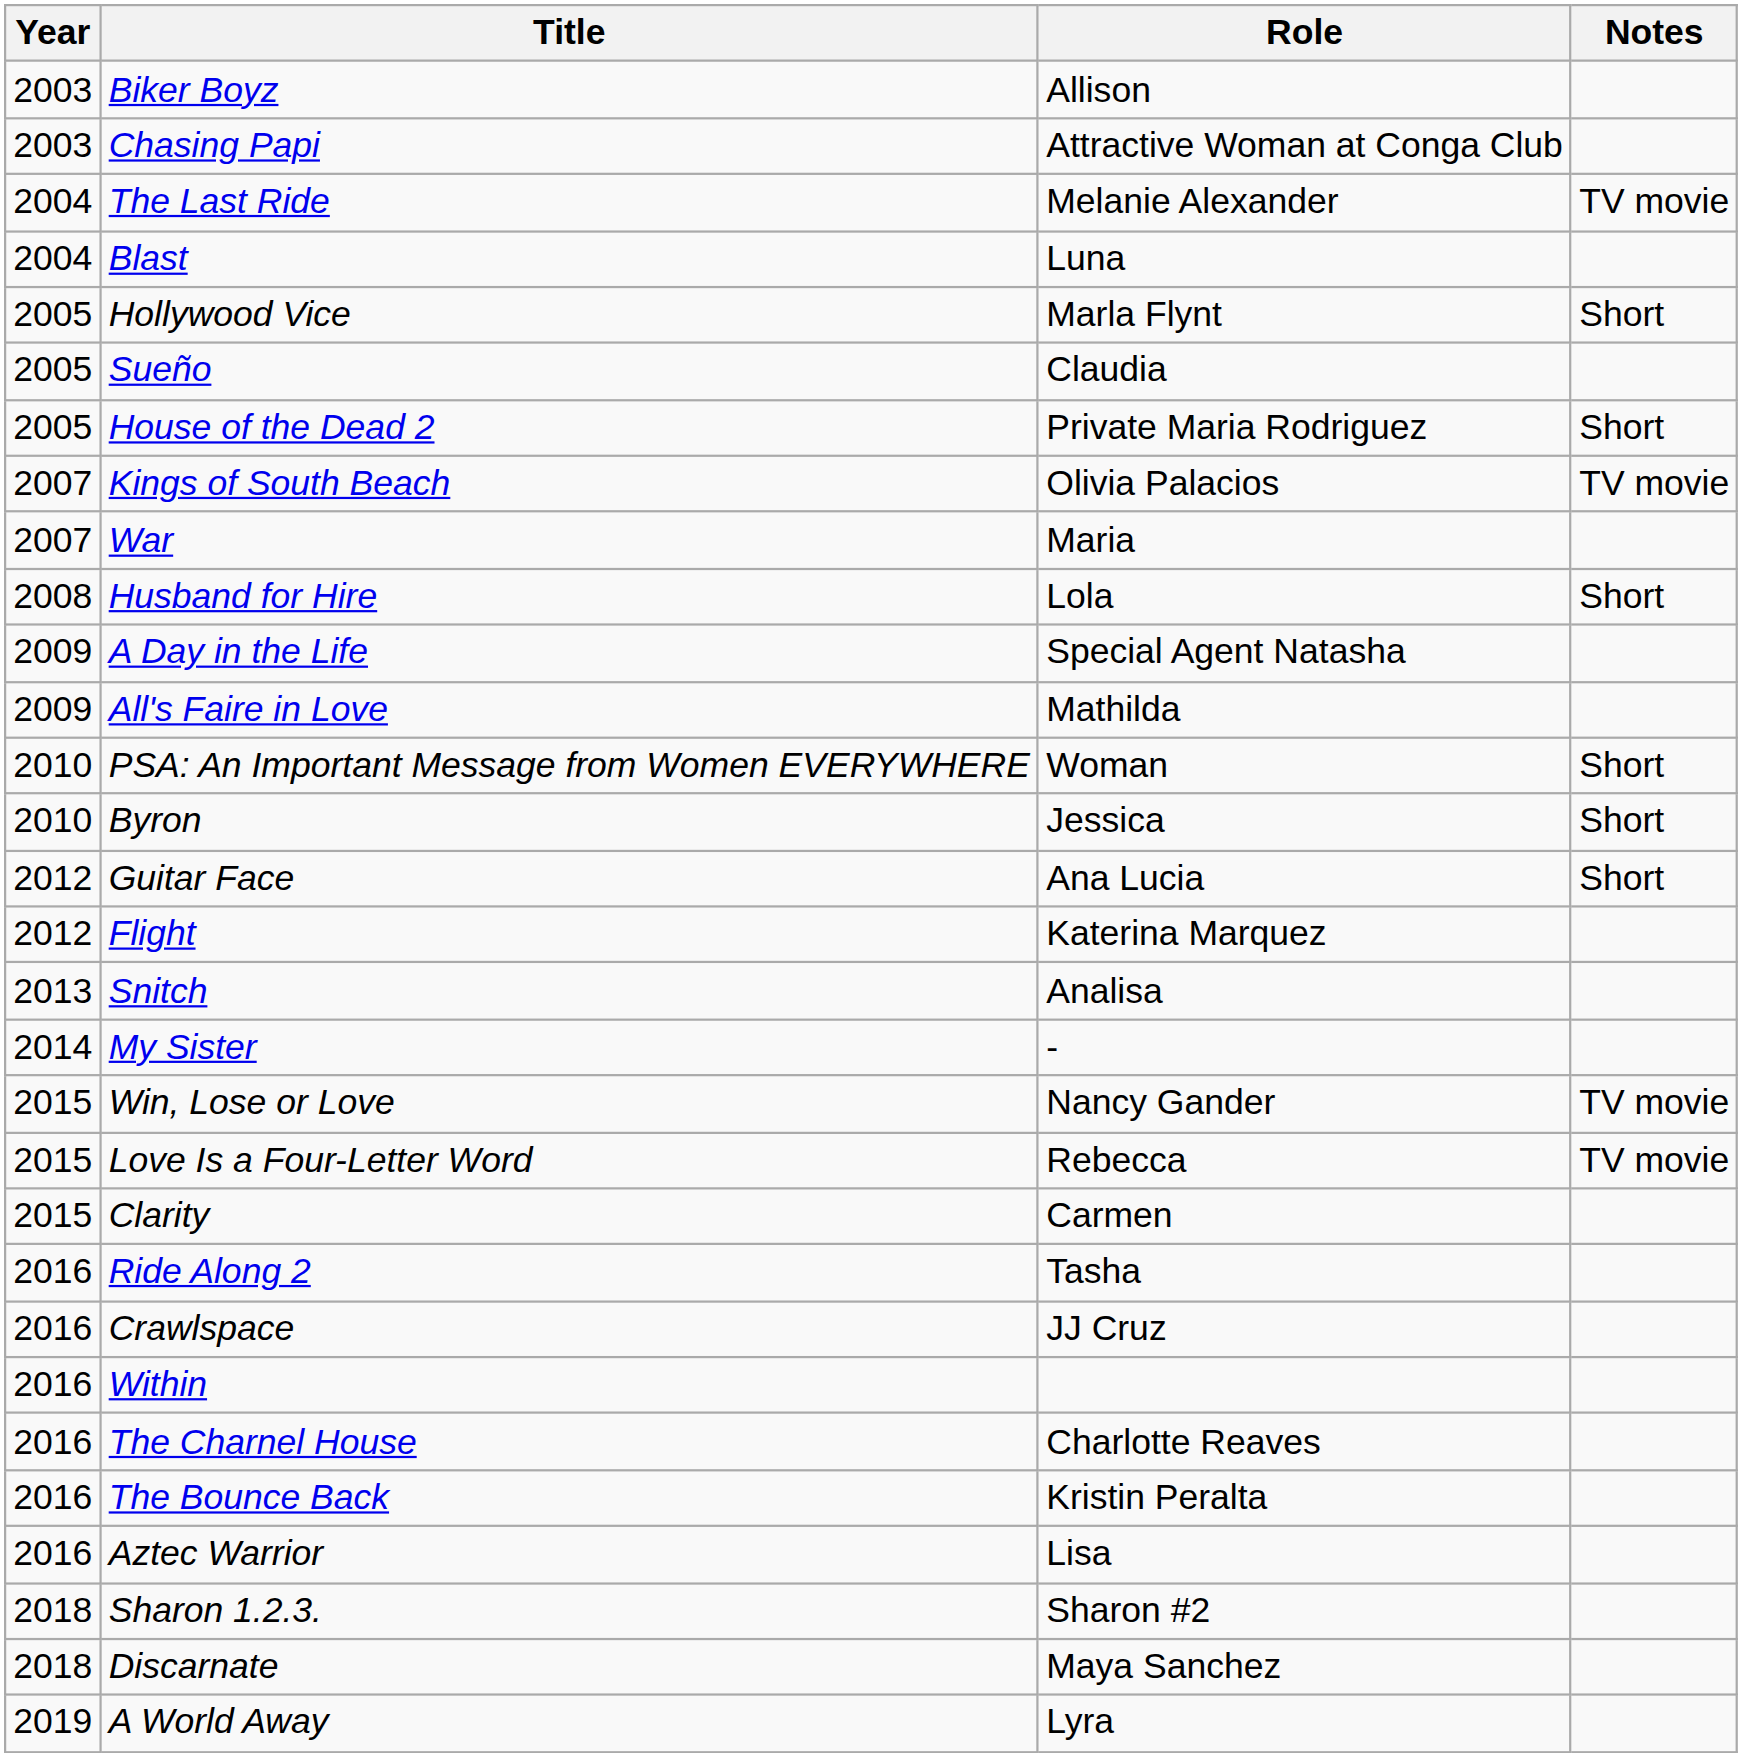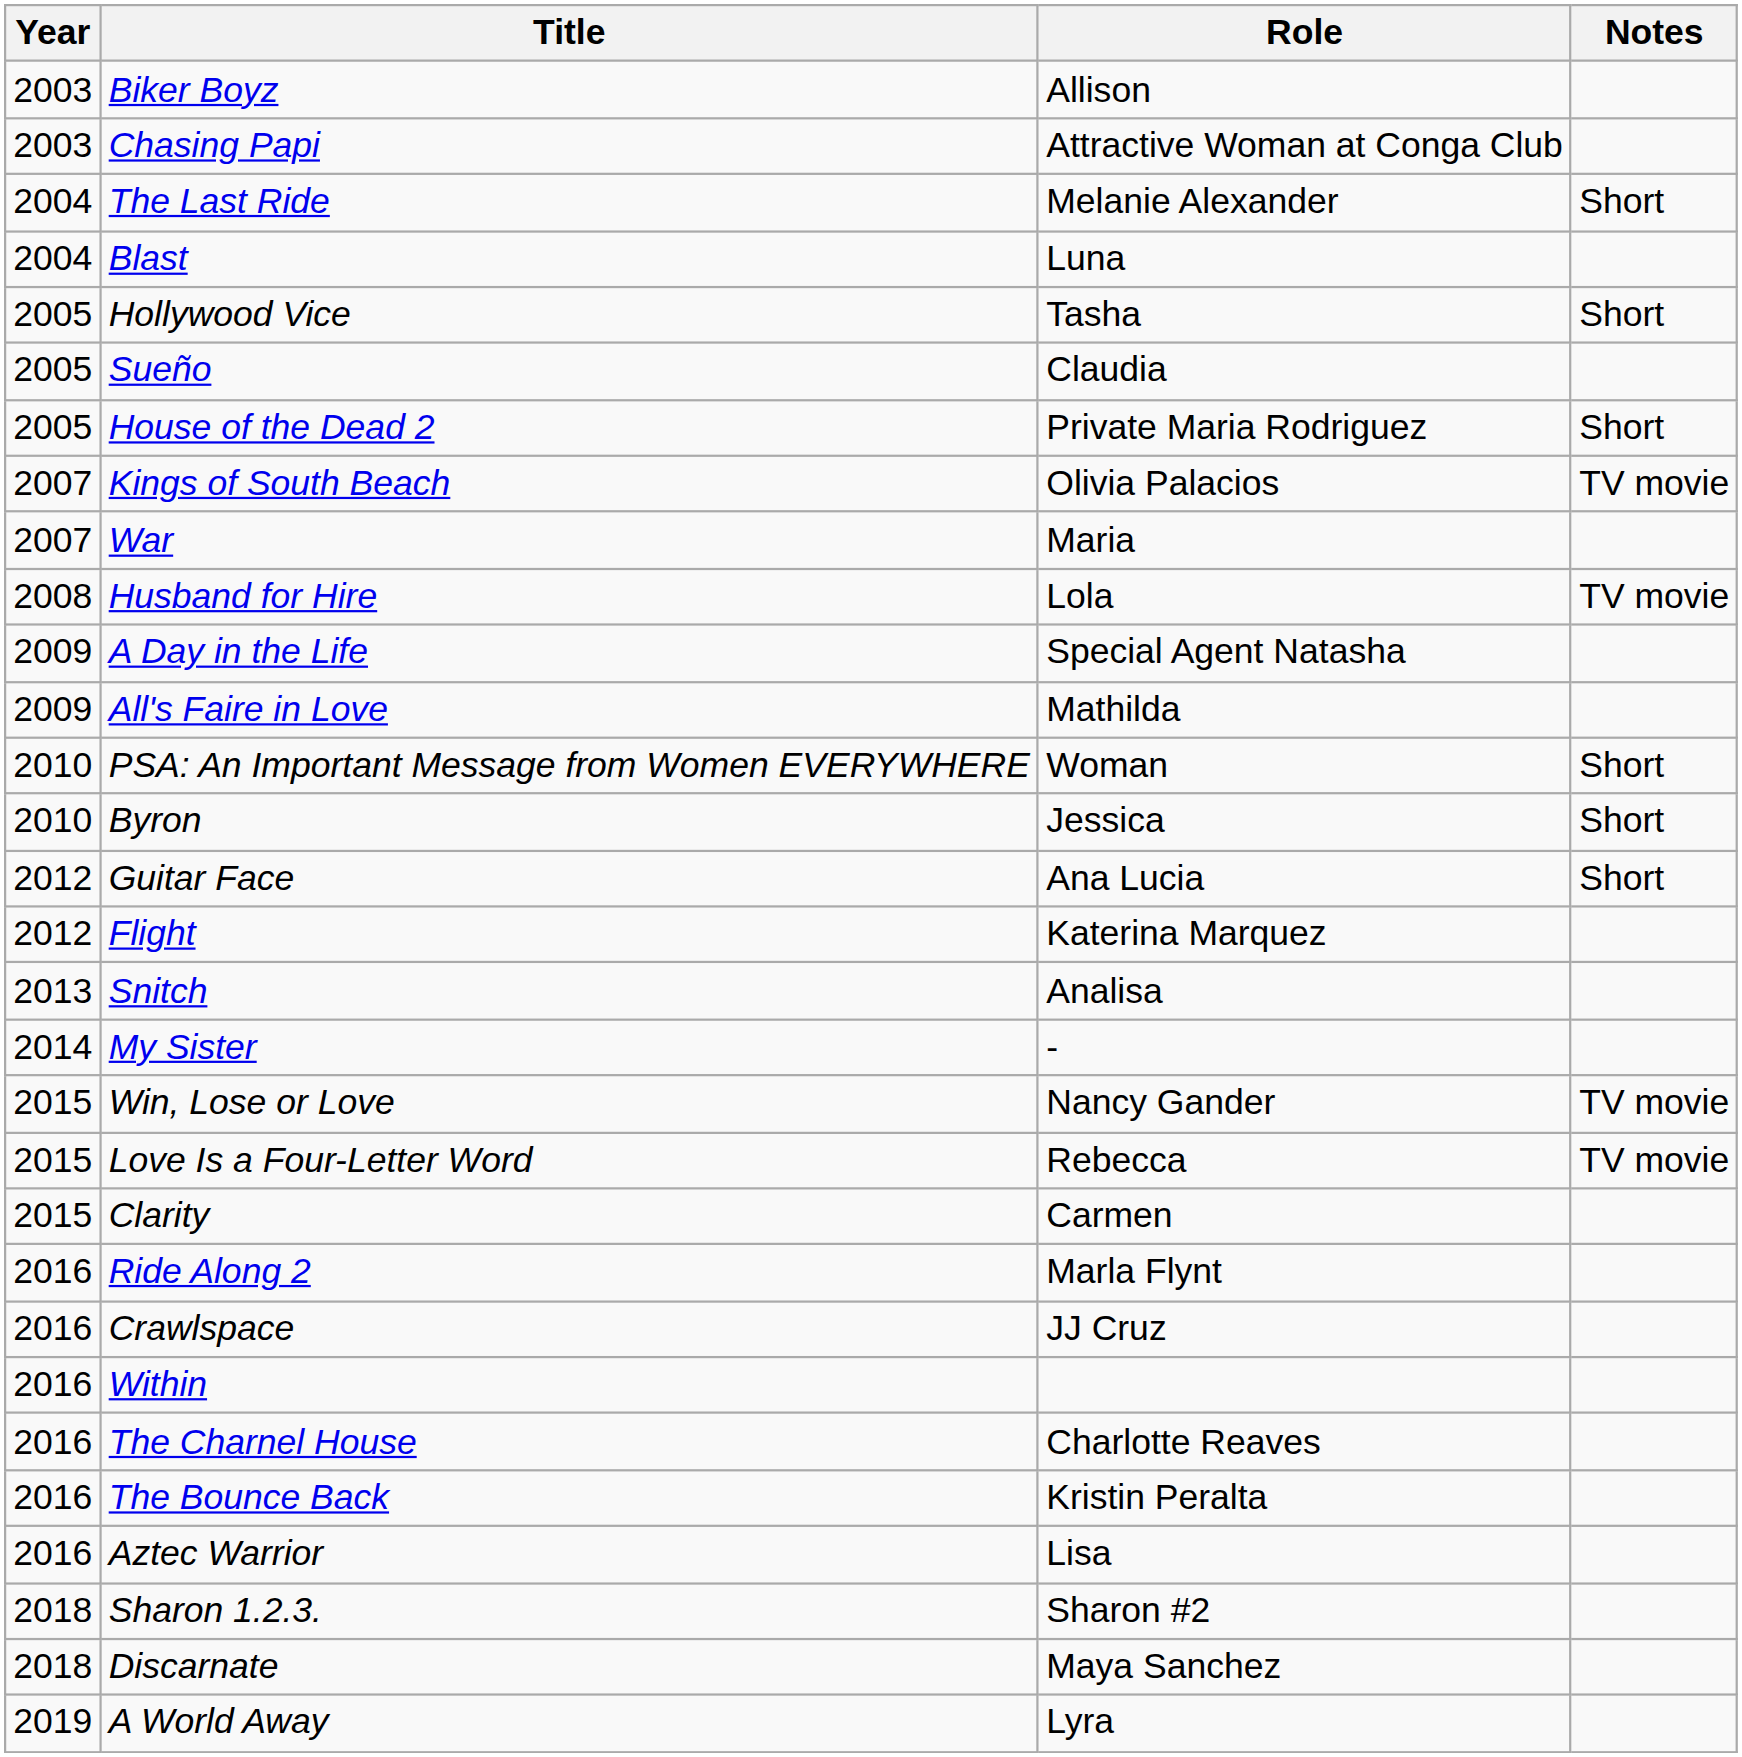(1654, 201) TV movie -> (1622, 201) Short
(1134, 314) Marla Flynt -> (1094, 314) Tasha
(1622, 595) Short -> (1654, 595) TV movie
(1094, 1271) Tasha -> (1134, 1271) Marla Flynt
